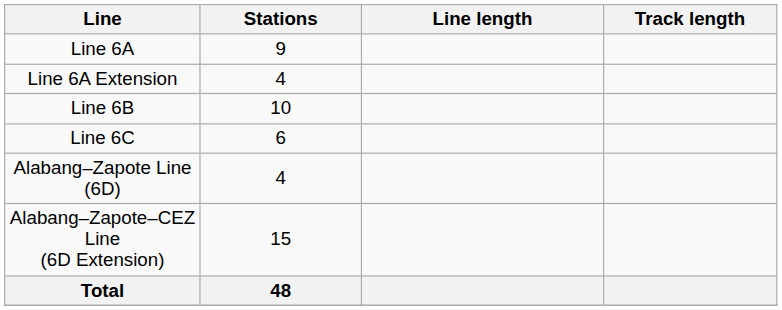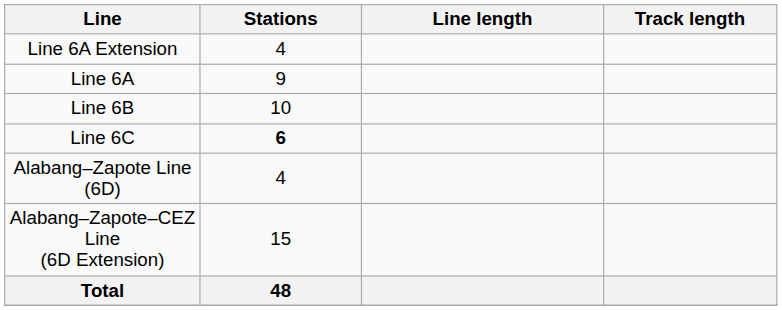rows swapped: (102, 49) <-> (102, 78)
(281, 138) normal -> (281, 138) bold
